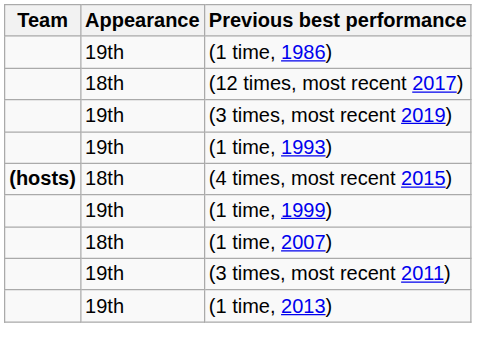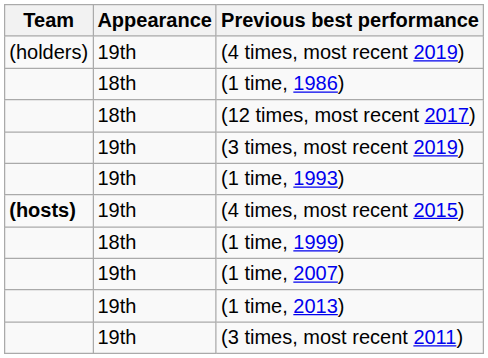+ row: (343, 52)
(105, 52) 19th -> (117, 83) 18th
(105, 178) 18th -> (117, 210) 19th
(105, 210) 19th -> (117, 242) 18th
(105, 242) 18th -> (117, 274) 19th
rows swapped: (330, 274) <-> (271, 305)
